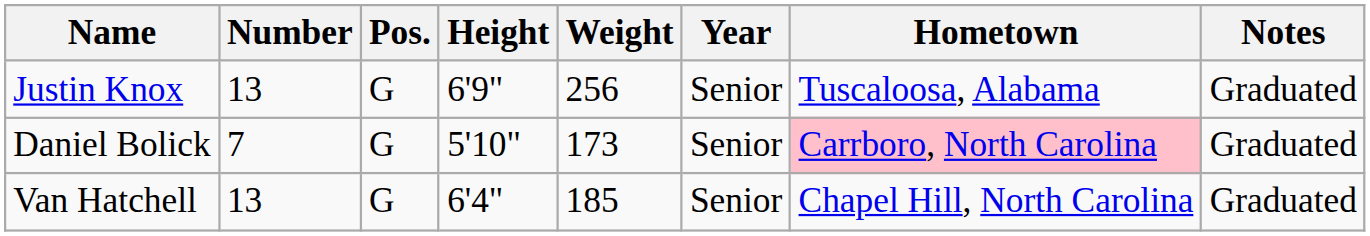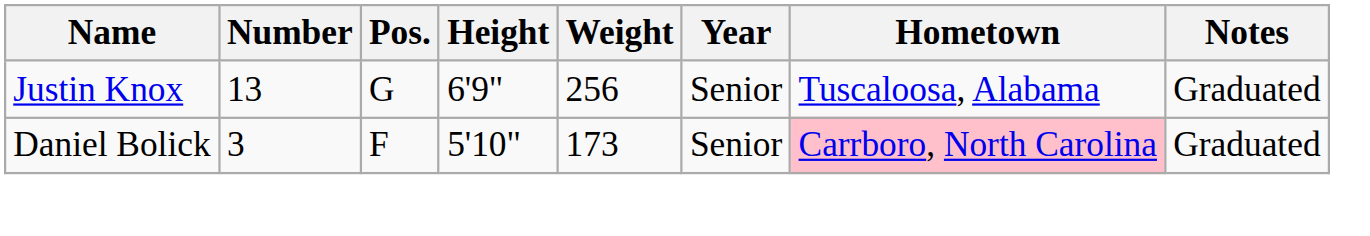(236, 144) 7 -> (236, 144) 3
(382, 144) G -> (379, 144) F
- row: (105, 200)
